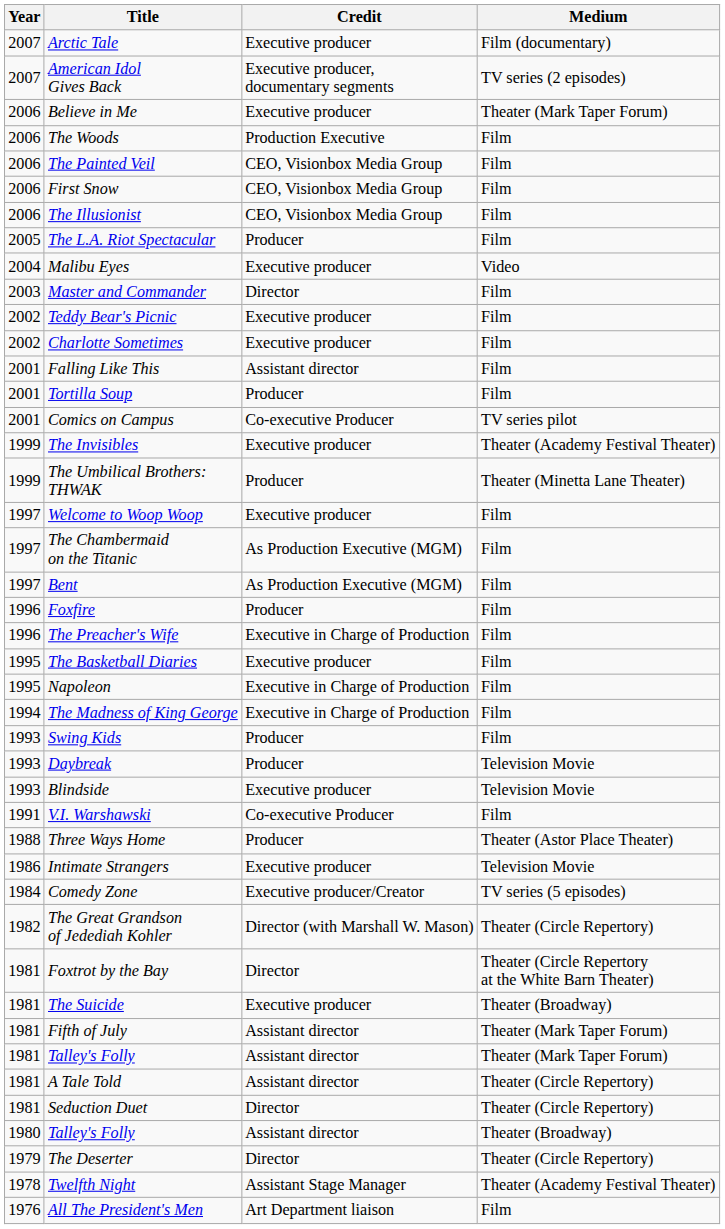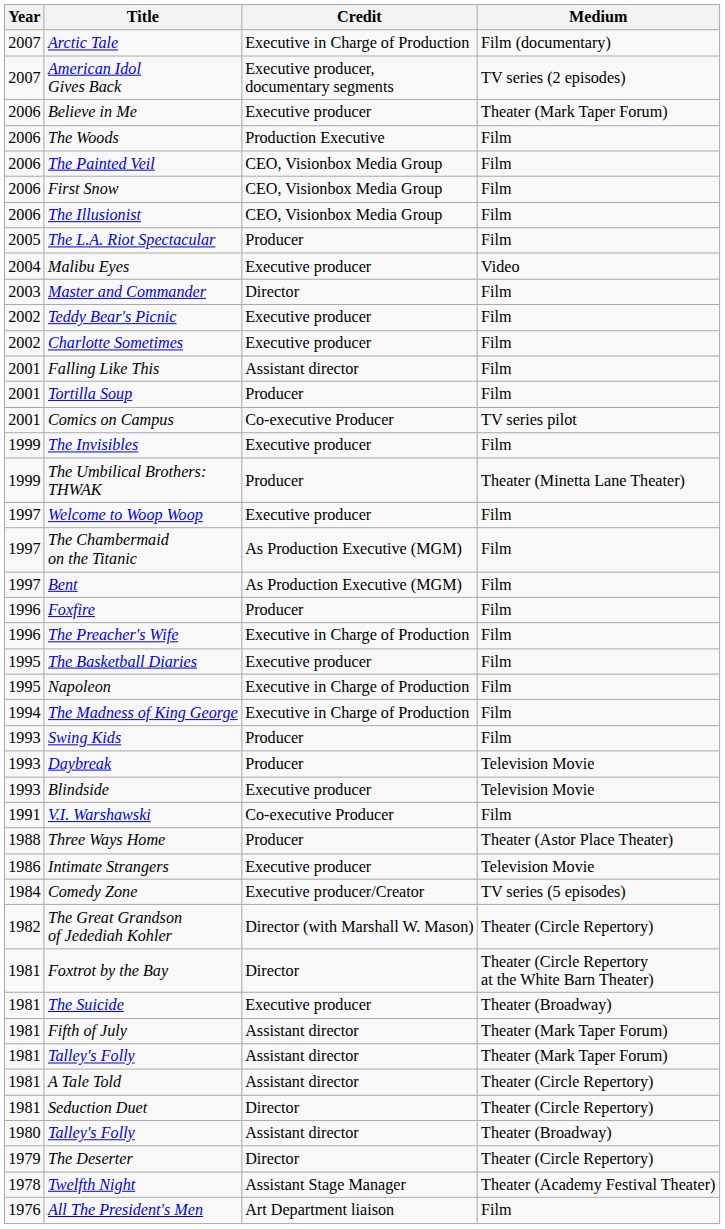(308, 42) Executive producer -> (357, 42) Executive in Charge of Production
(598, 445) Theater (Academy Festival Theater) -> (496, 445) Film
